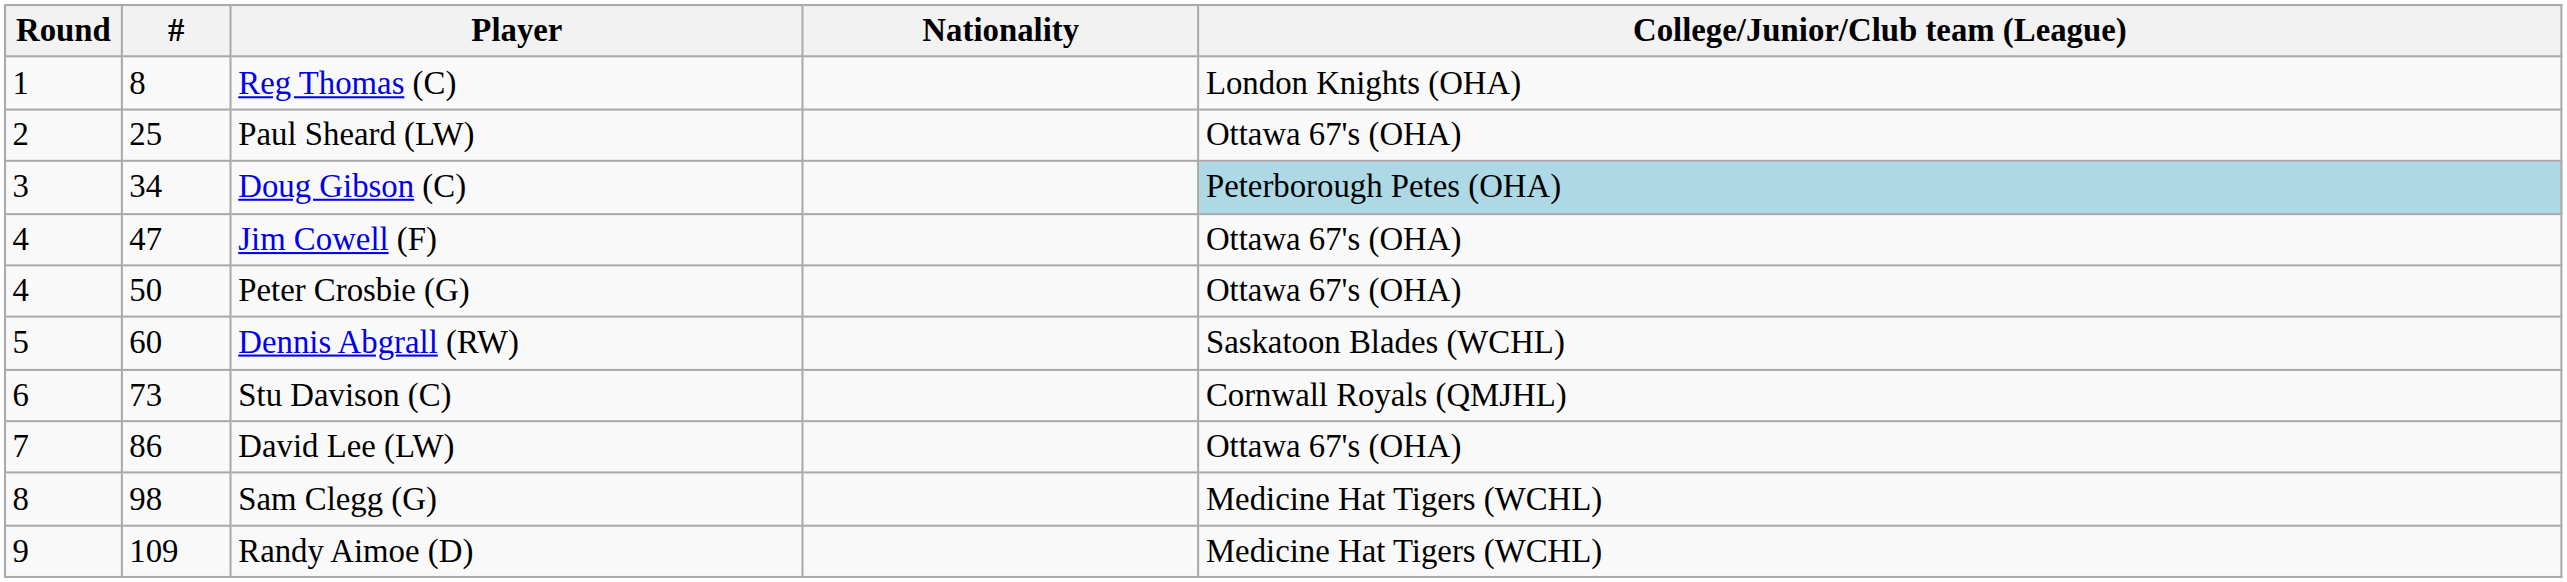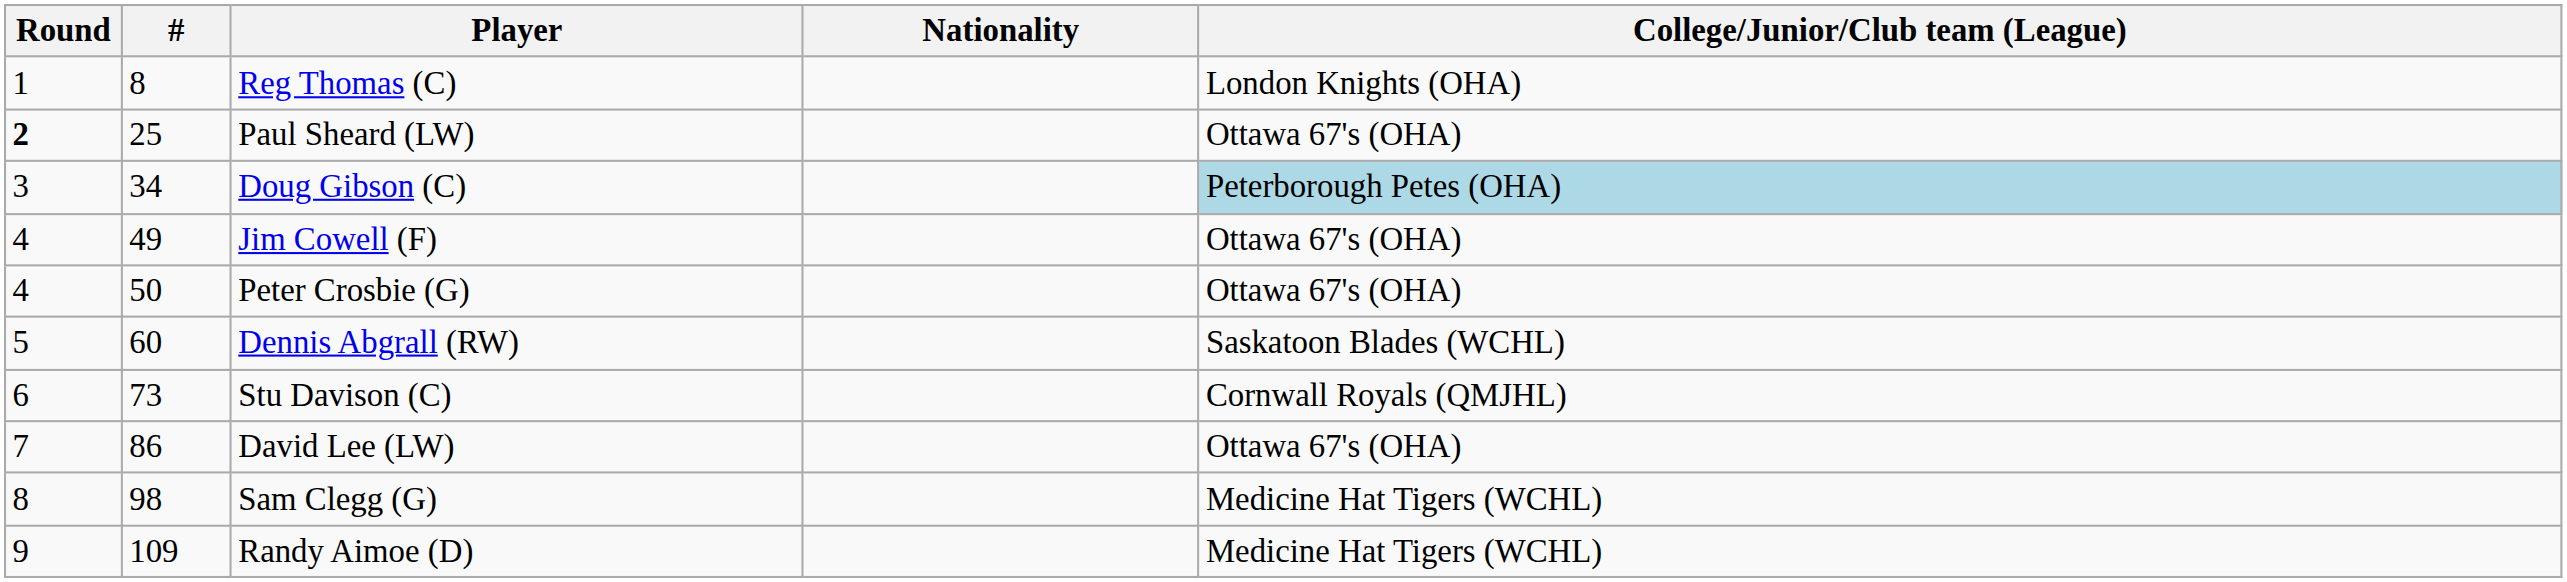(21, 134) normal -> (21, 134) bold
(146, 238) 47 -> (146, 238) 49
